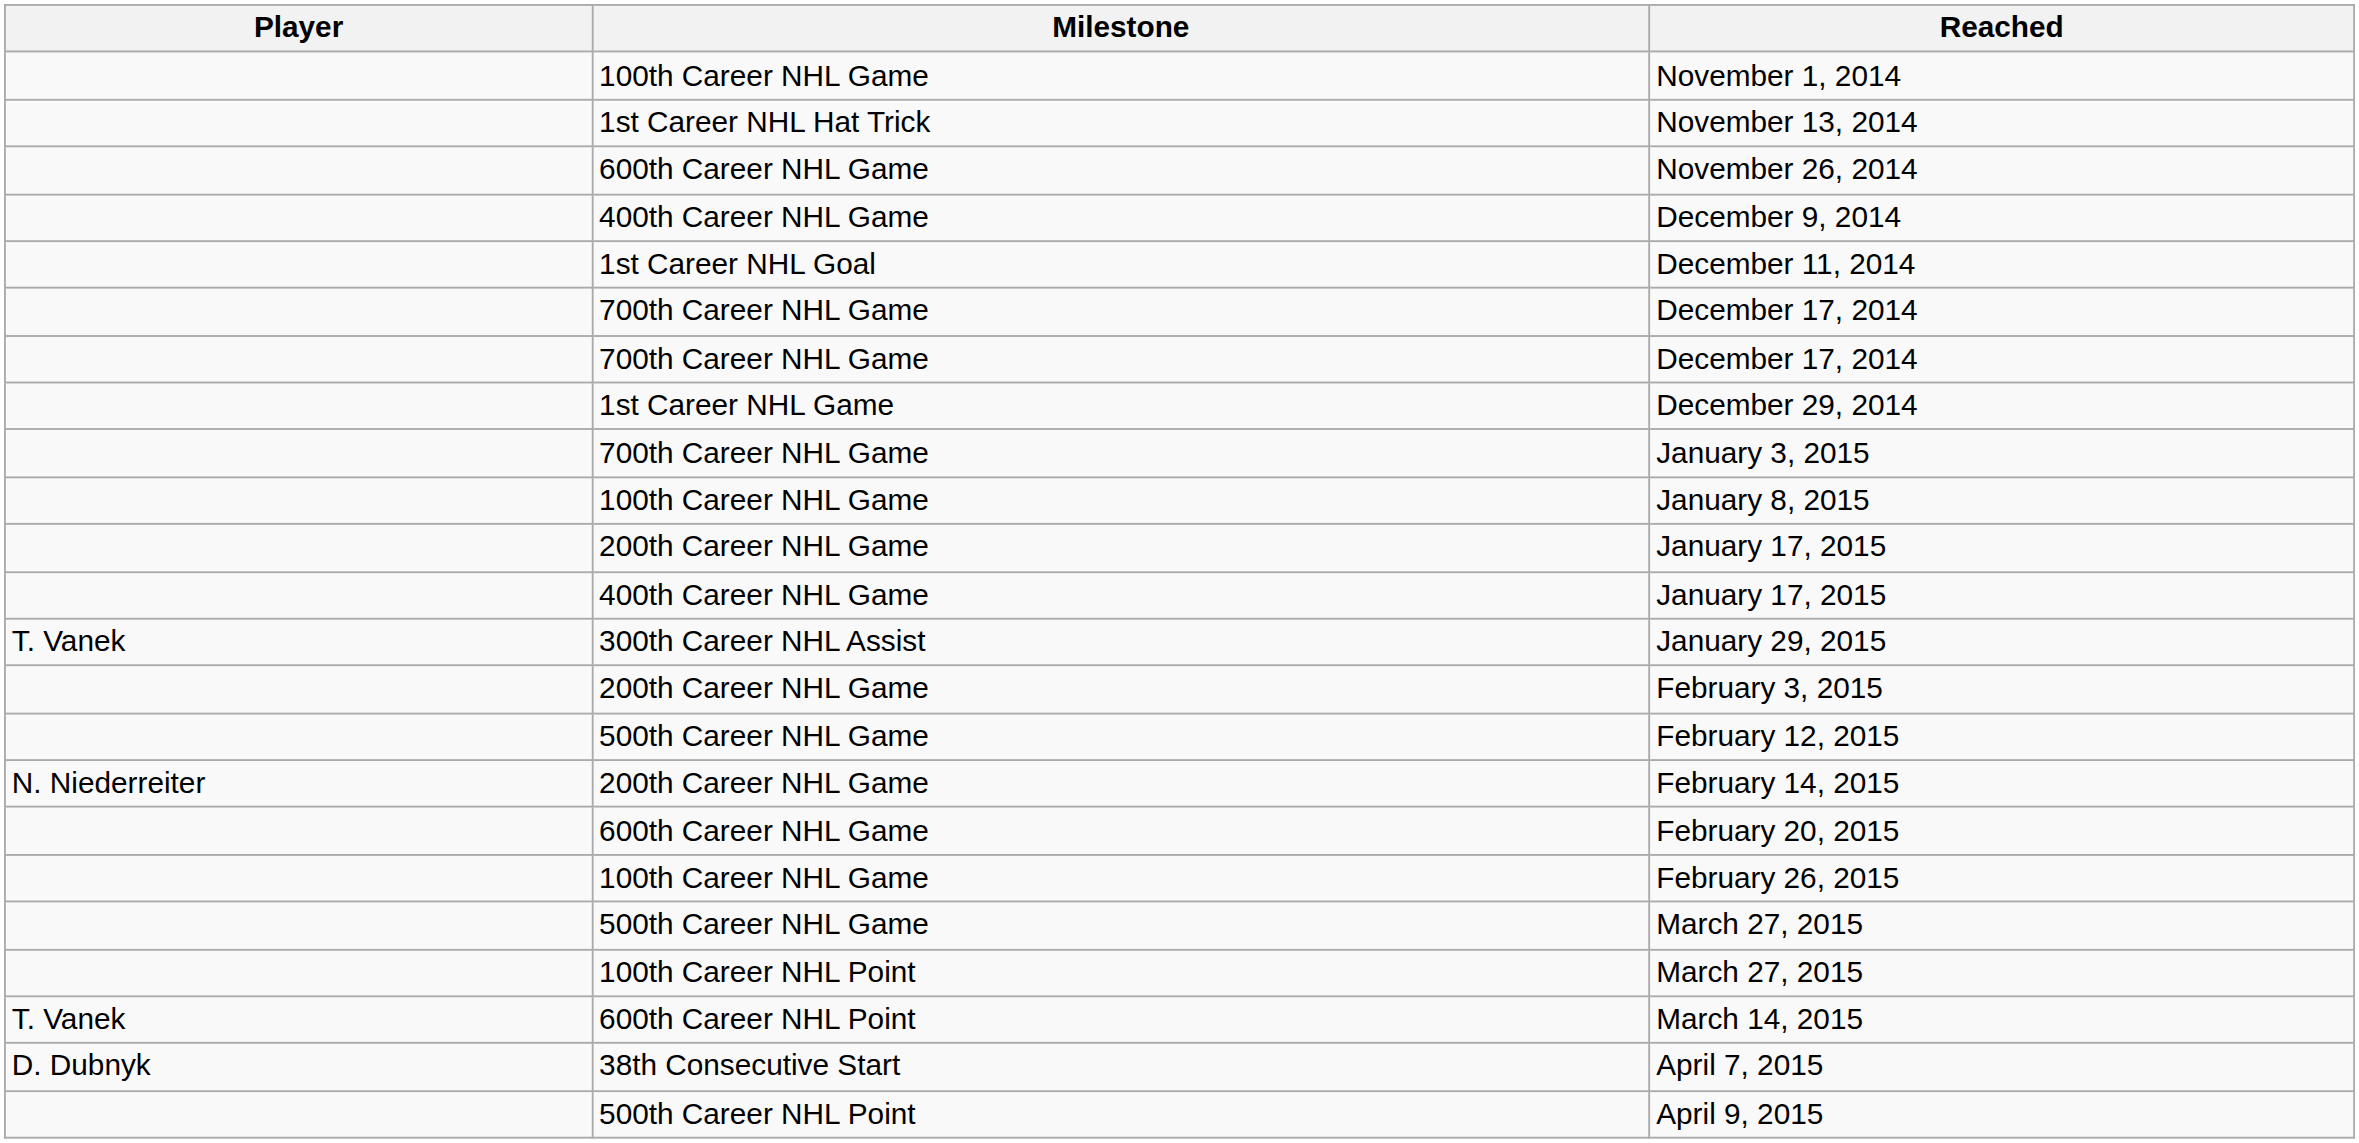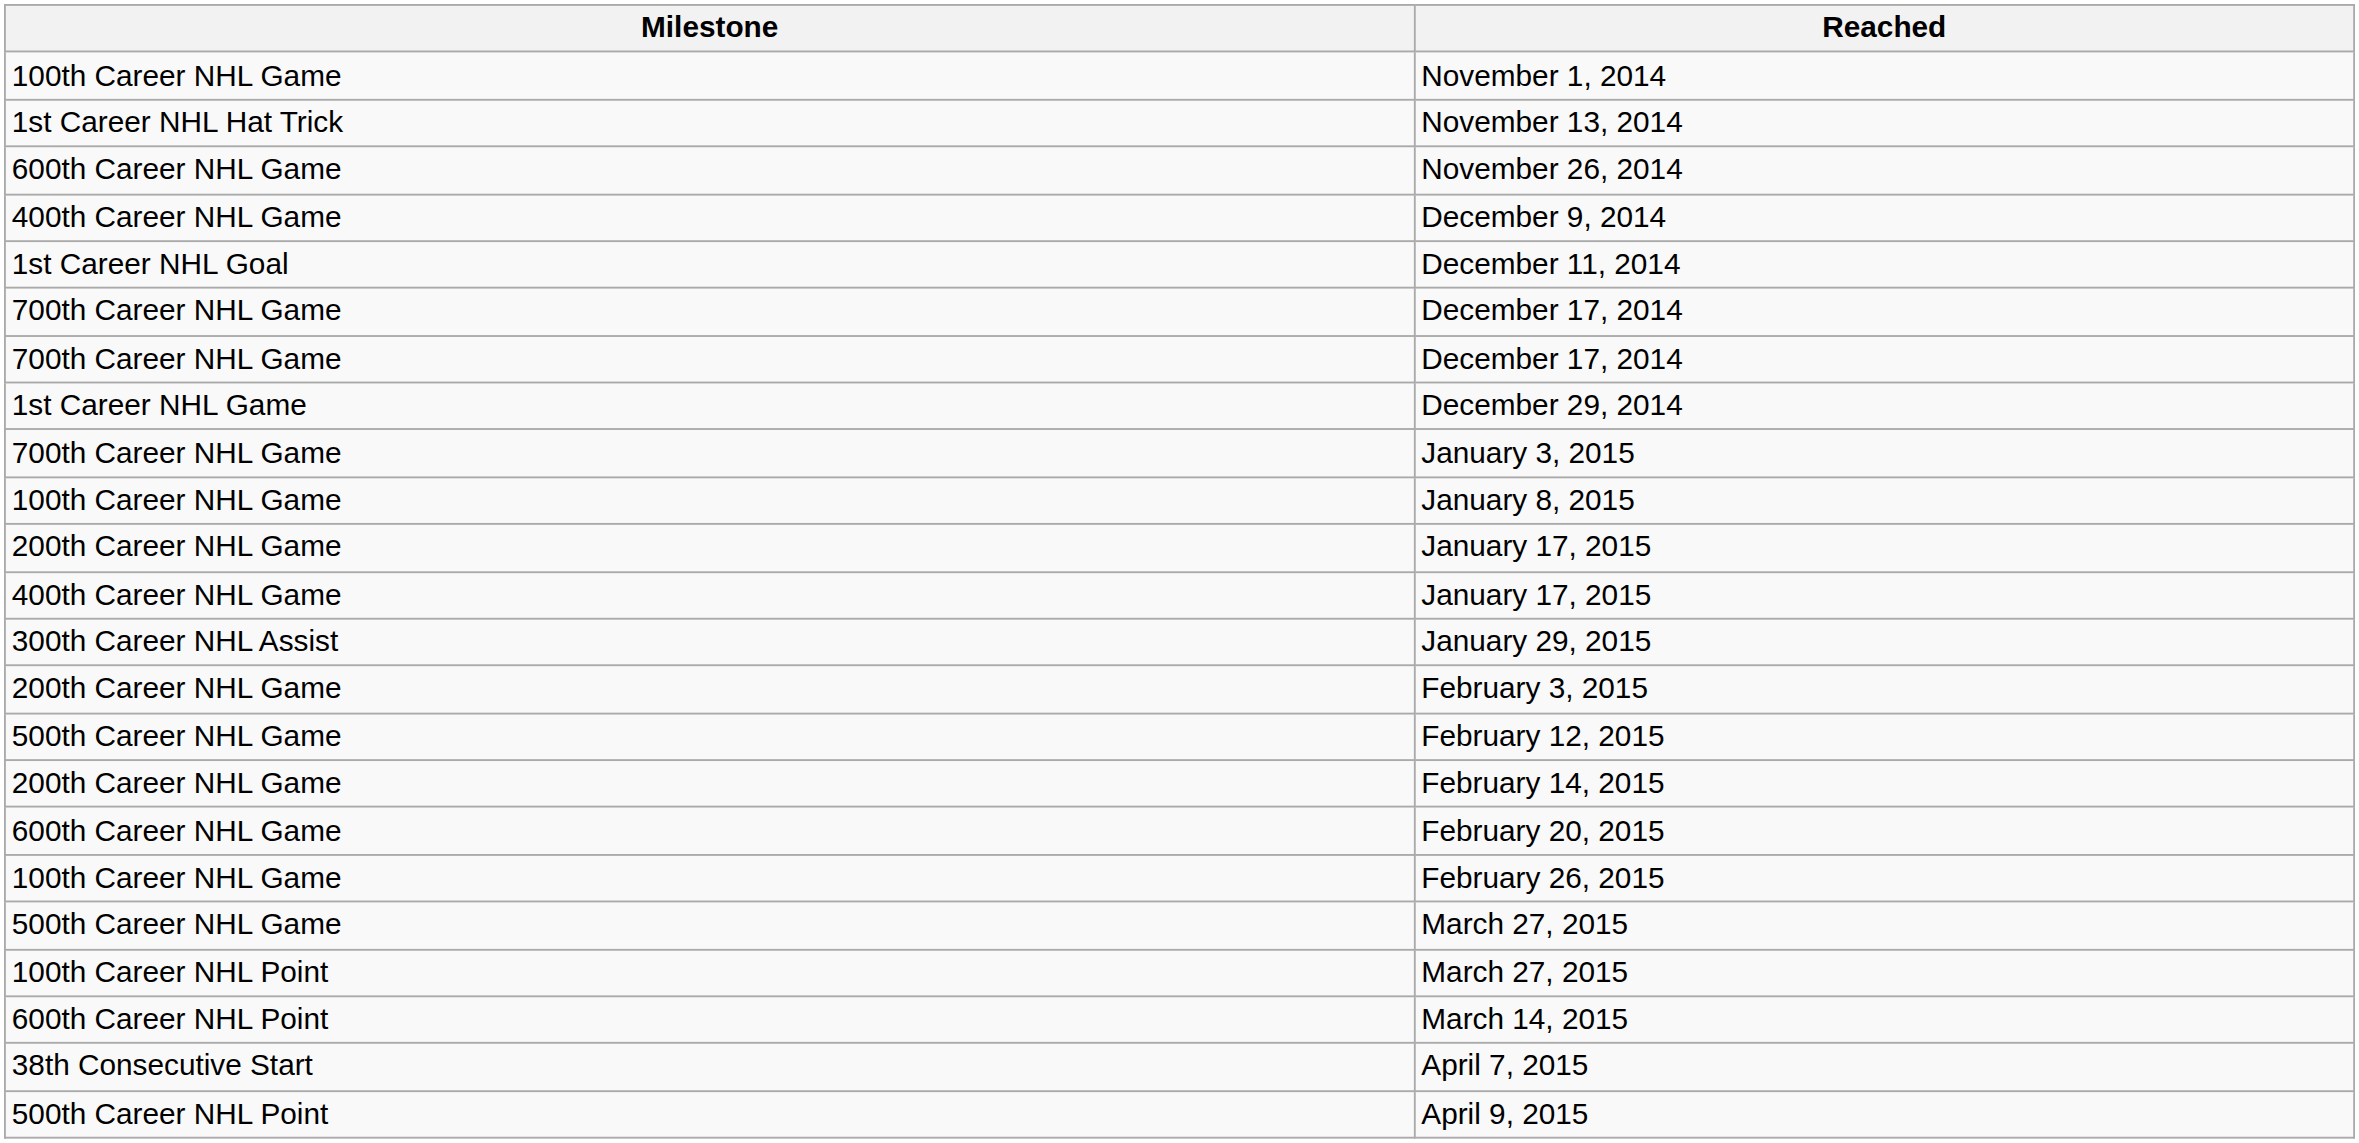- column: (299, 28)
